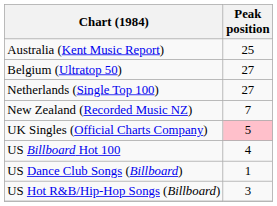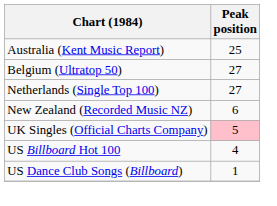(248, 110) 7 -> (235, 110) 6
- row: (114, 191)
